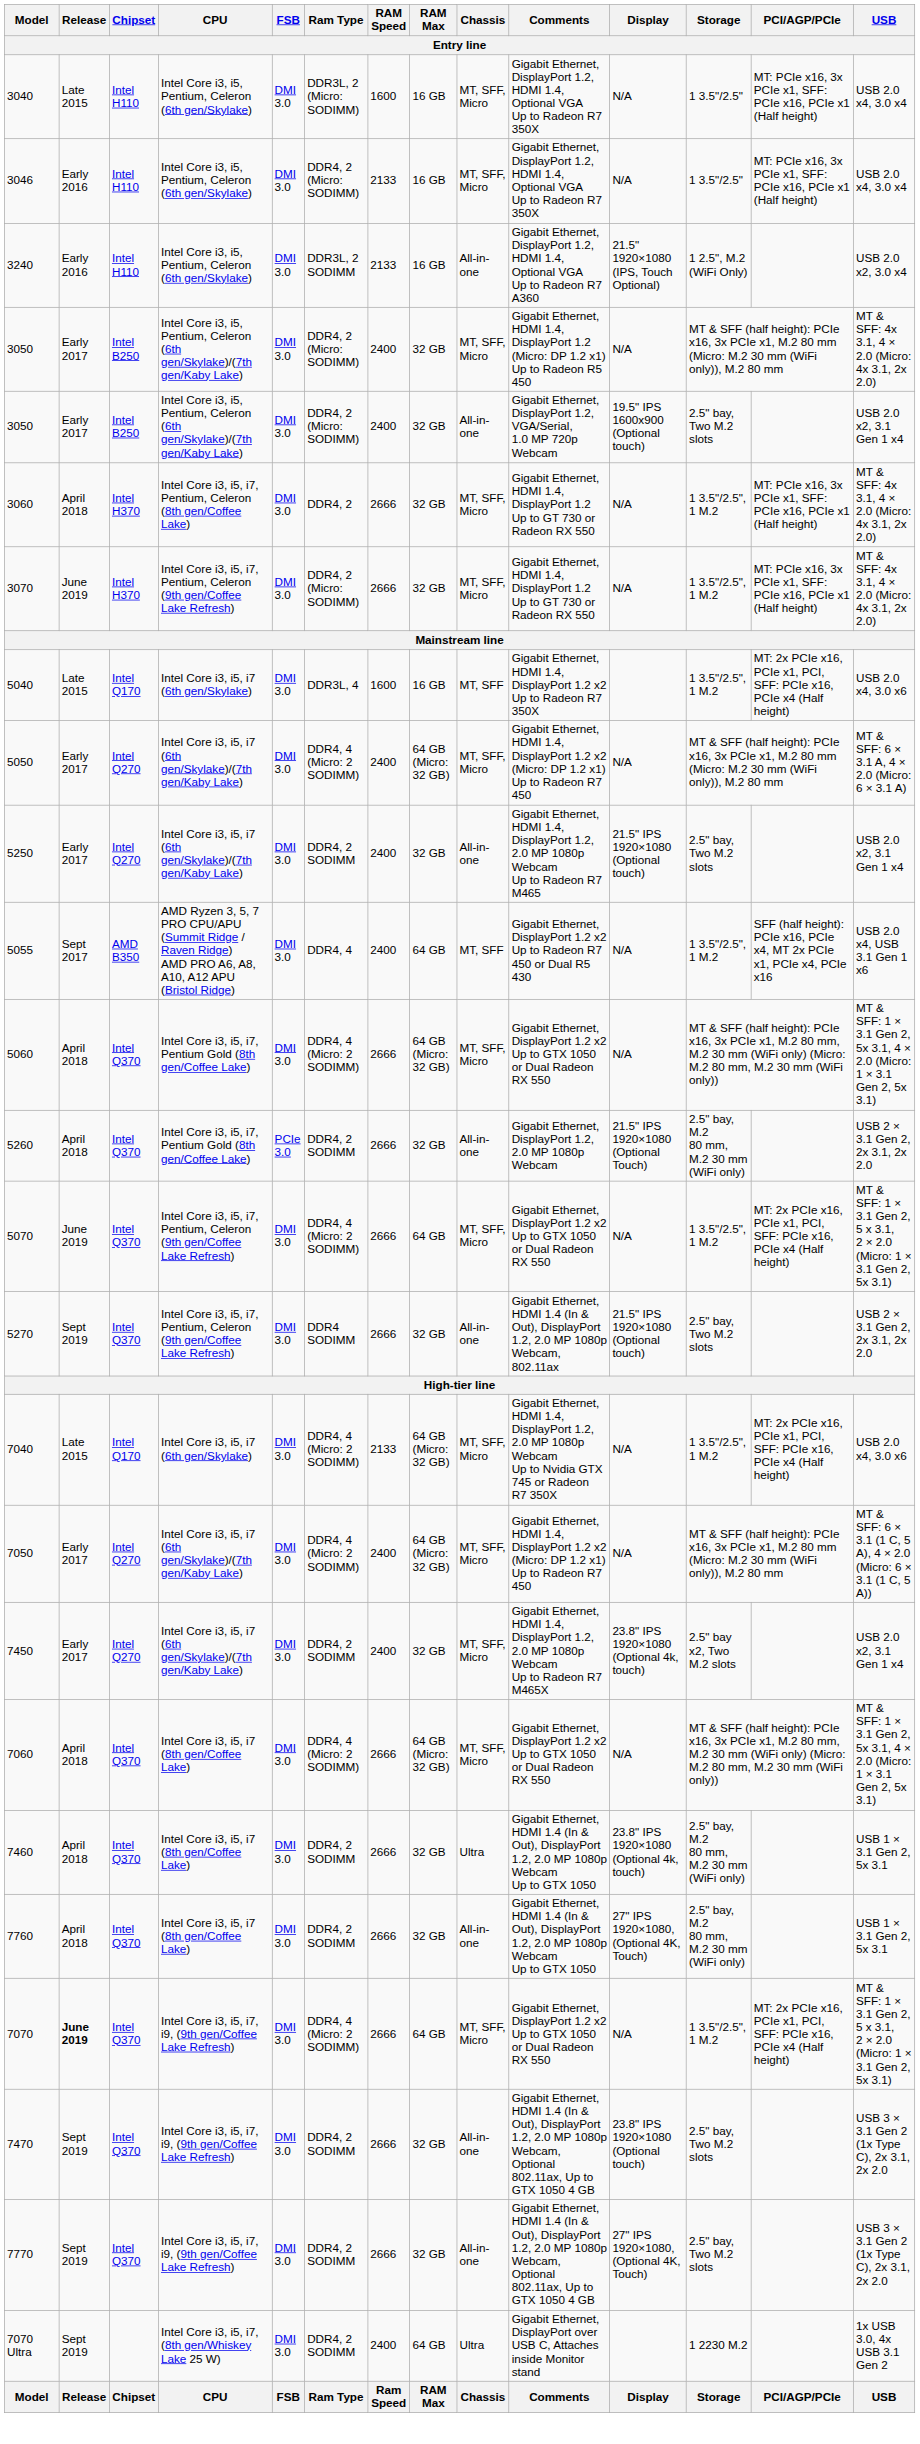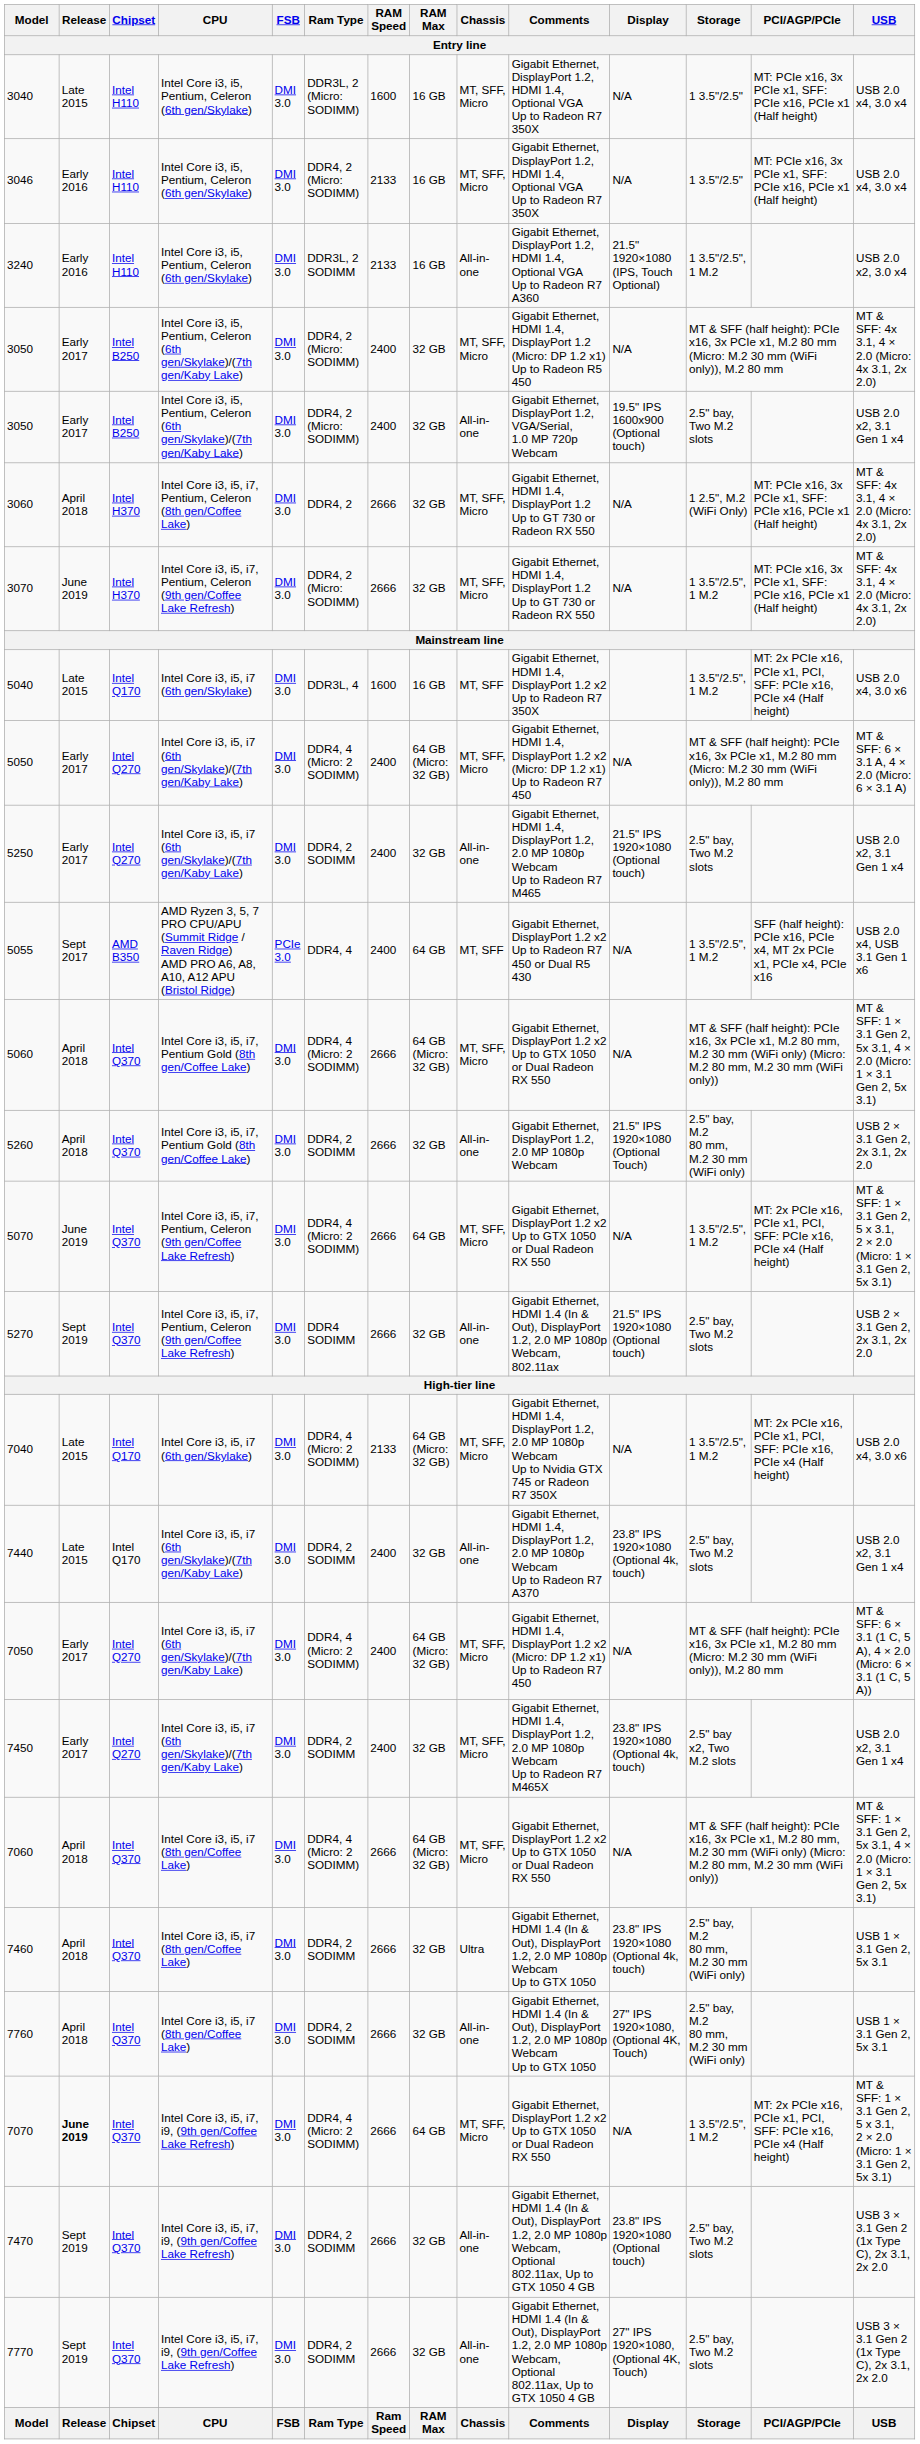(718, 265) 1 2.5", M.2 (WiFi Only) -> (718, 265) 1 3.5"/2.5", 1 M.2
(718, 504) 1 3.5"/2.5", 1 M.2 -> (718, 504) 1 2.5", M.2 (WiFi Only)
(285, 950) DMI 3.0 -> (288, 950) PCIe 3.0
(288, 1145) PCIe 3.0 -> (285, 1145) DMI 3.0
+ row: (20, 1553)
- row: (20, 2345)
